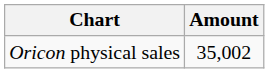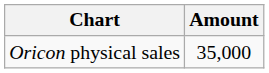(224, 51) 35,002 -> (224, 51) 35,000
